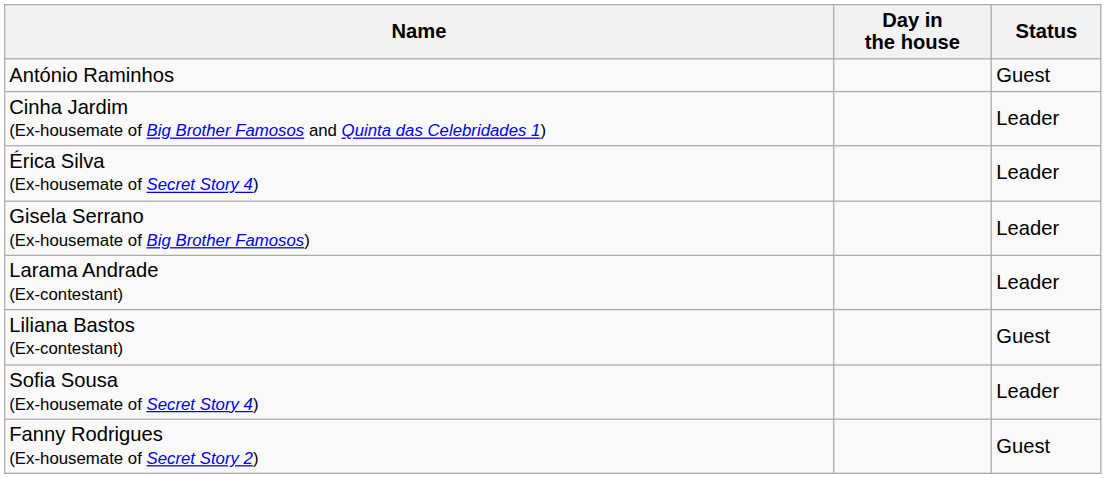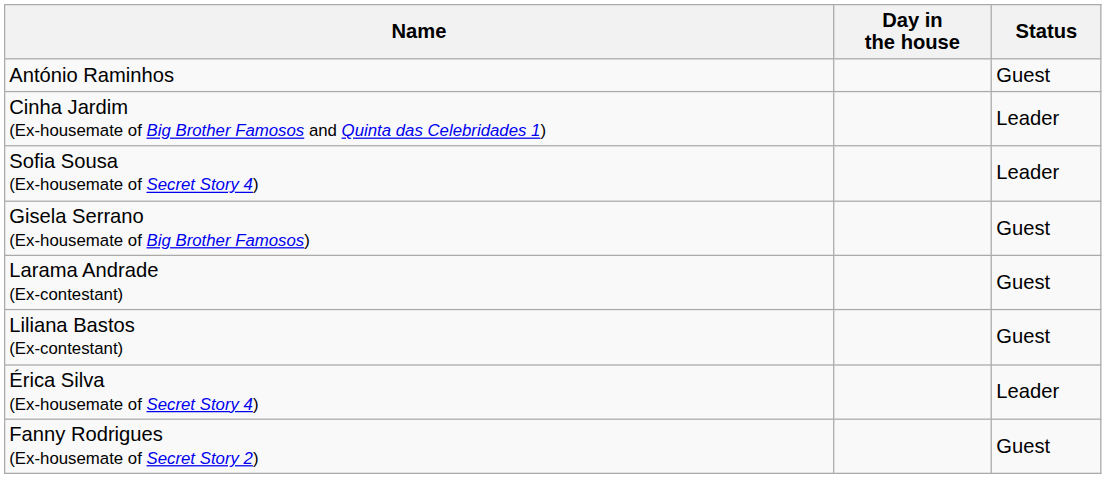rows swapped: (134, 173) <-> (134, 391)
(1028, 227) Leader -> (1023, 227) Guest
(1028, 282) Leader -> (1023, 282) Guest
